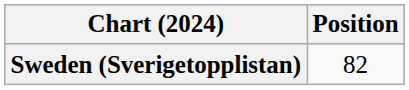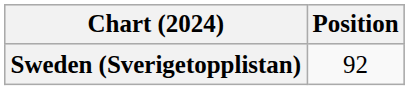(356, 63) 82 -> (356, 63) 92
